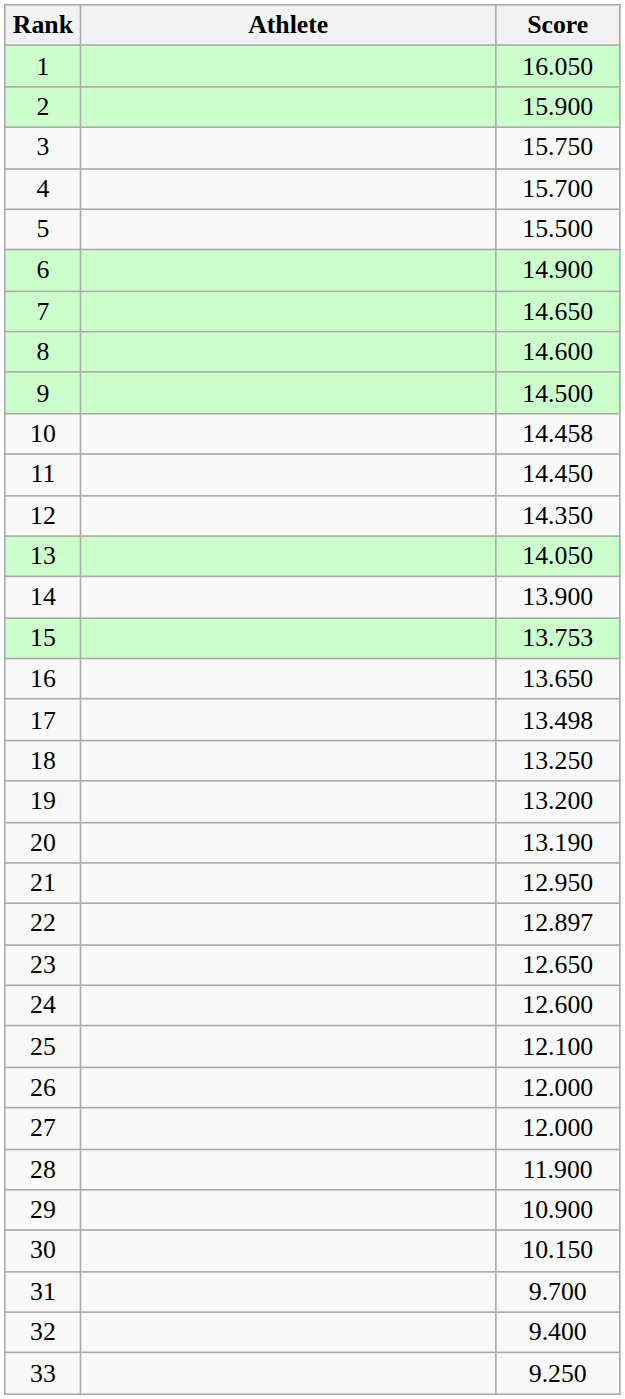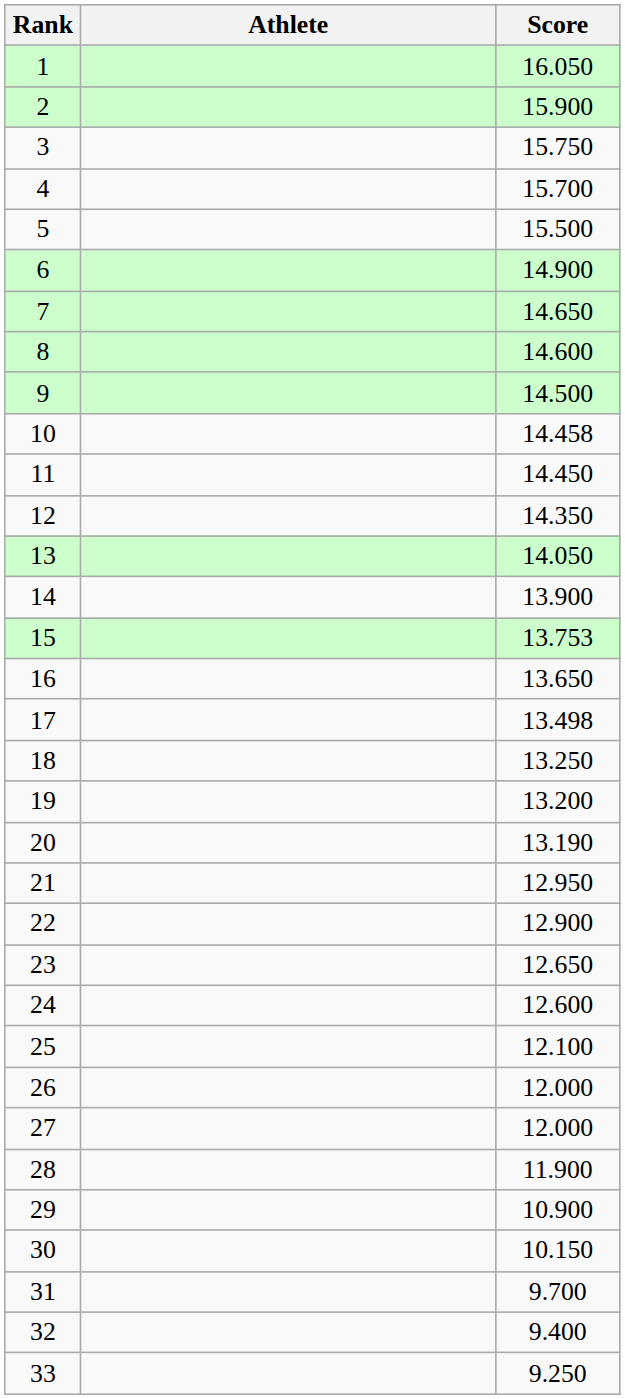(558, 923) 12.897 -> (558, 923) 12.900
